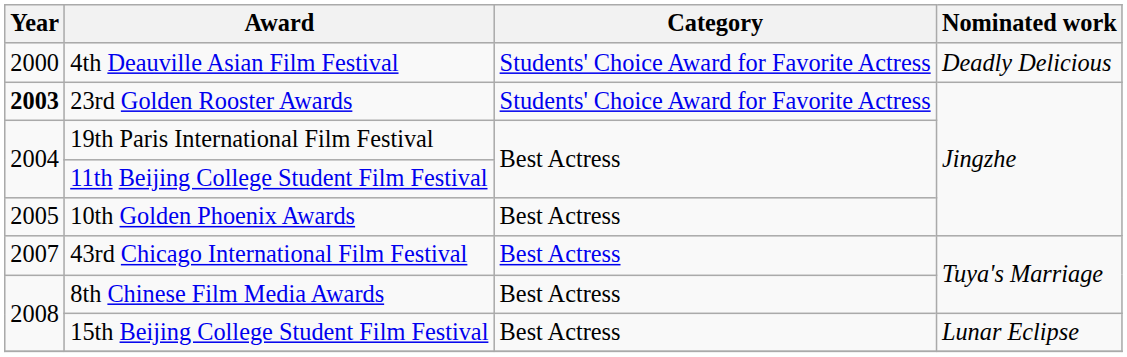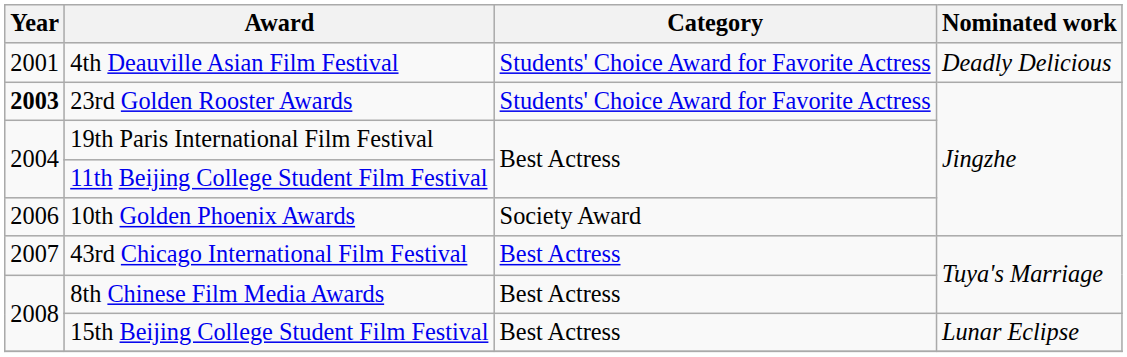(35, 62) 2000 -> (35, 62) 2001
(35, 216) 2005 -> (35, 216) 2006
(560, 216) Best Actress -> (570, 216) Society Award
